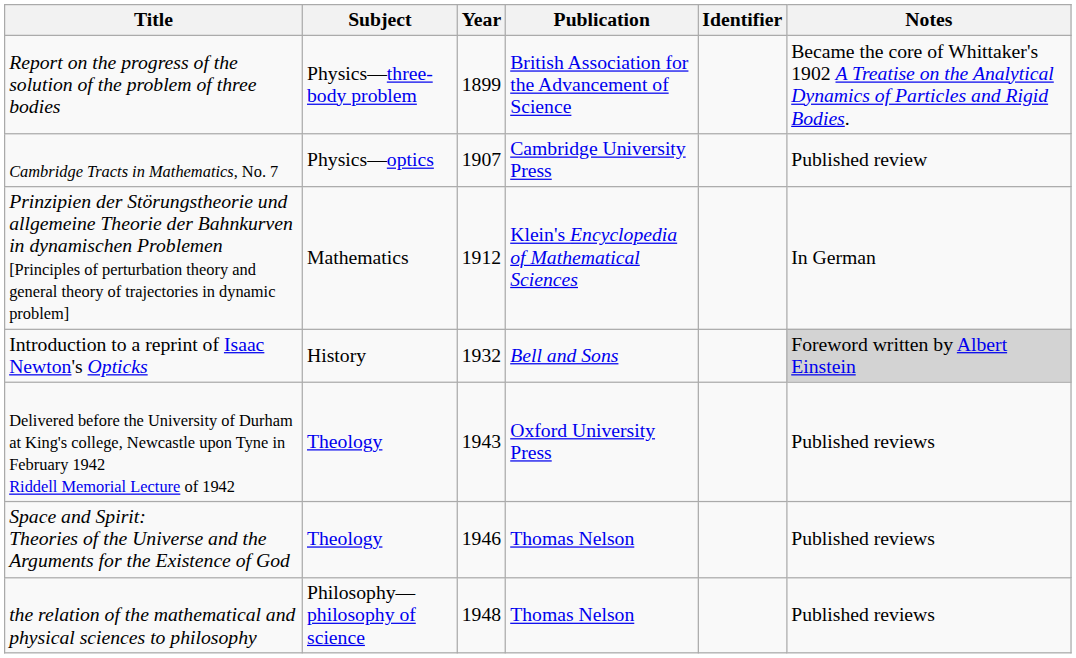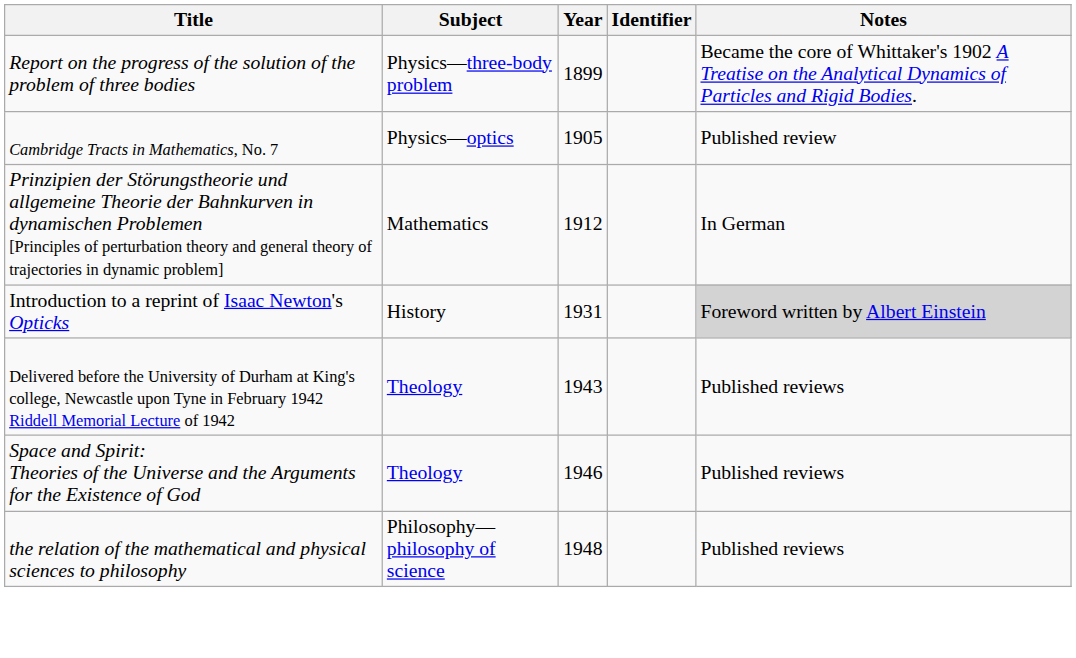- column: (602, 20)
(481, 160) 1907 -> (583, 137) 1905
(481, 355) 1932 -> (583, 311) 1931
